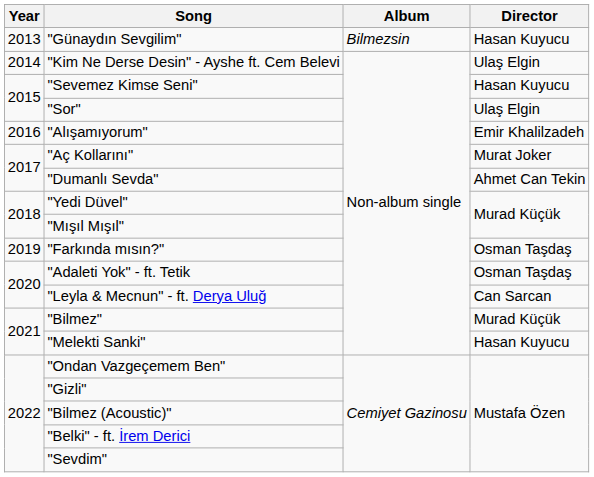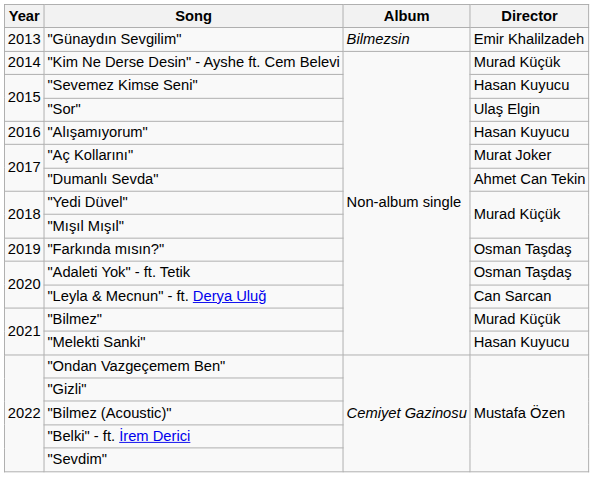(522, 39) Hasan Kuyucu -> (529, 39) Emir Khalilzadeh
(507, 62) Ulaş Elgin -> (517, 62) Murad Küçük
(529, 132) Emir Khalilzadeh -> (522, 132) Hasan Kuyucu
